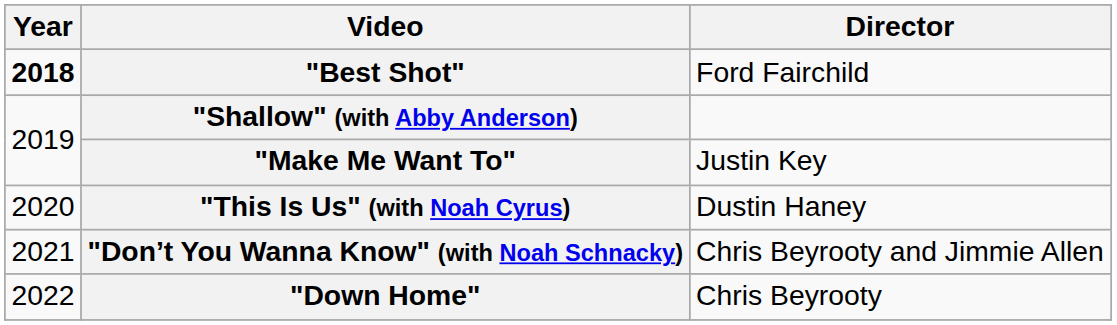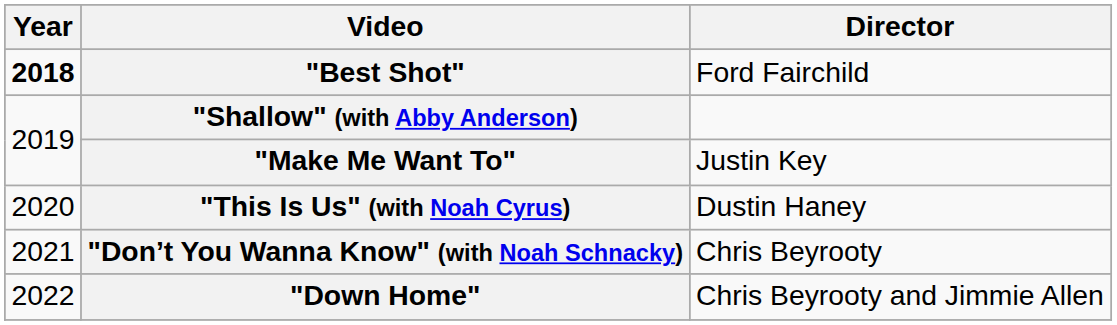(900, 251) Chris Beyrooty and Jimmie Allen -> (789, 251) Chris Beyrooty
(789, 296) Chris Beyrooty -> (900, 296) Chris Beyrooty and Jimmie Allen
